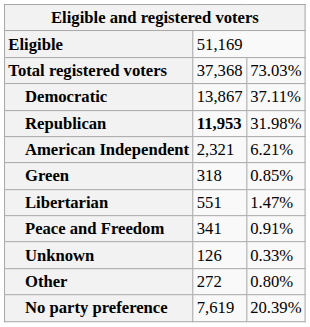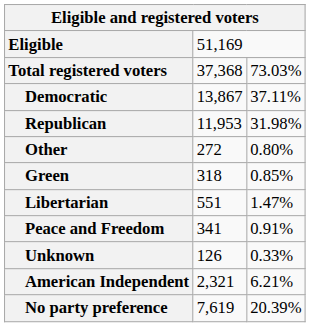(219, 123) bold -> (219, 123) normal
rows swapped: (99, 149) <-> (38, 281)
